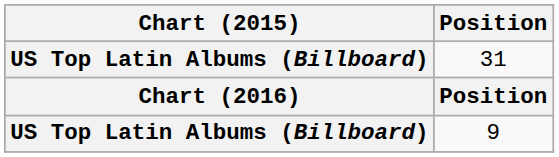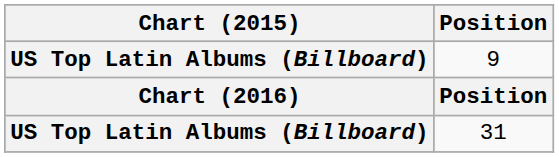rows swapped: (493, 133) <-> (493, 60)
